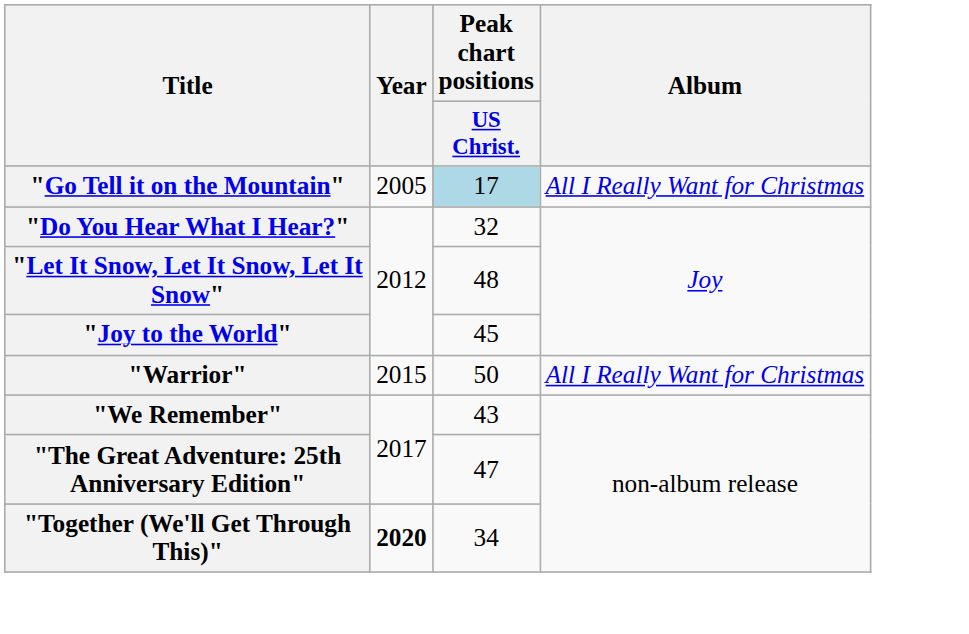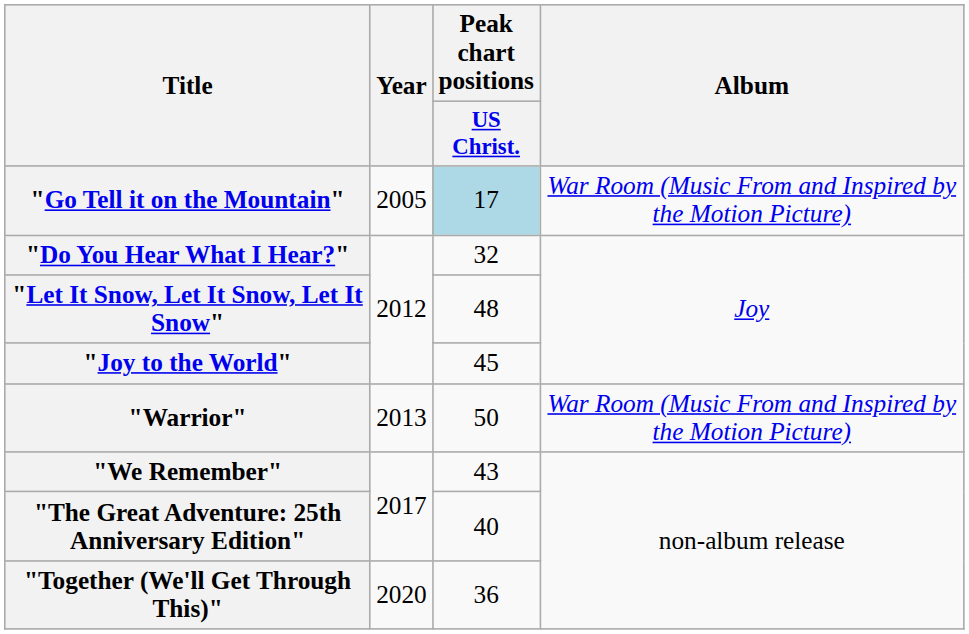(705, 185) All I Really Want for Christmas -> (752, 200) War Room (Music From and Inspired by the Motion Picture)
(401, 374) 2015 -> (401, 417) 2013
(705, 374) All I Really Want for Christmas -> (752, 417) War Room (Music From and Inspired by the Motion Picture)
(486, 469) 47 -> (486, 525) 40
(401, 537) bold -> (401, 594) normal
(486, 537) 34 -> (486, 594) 36
